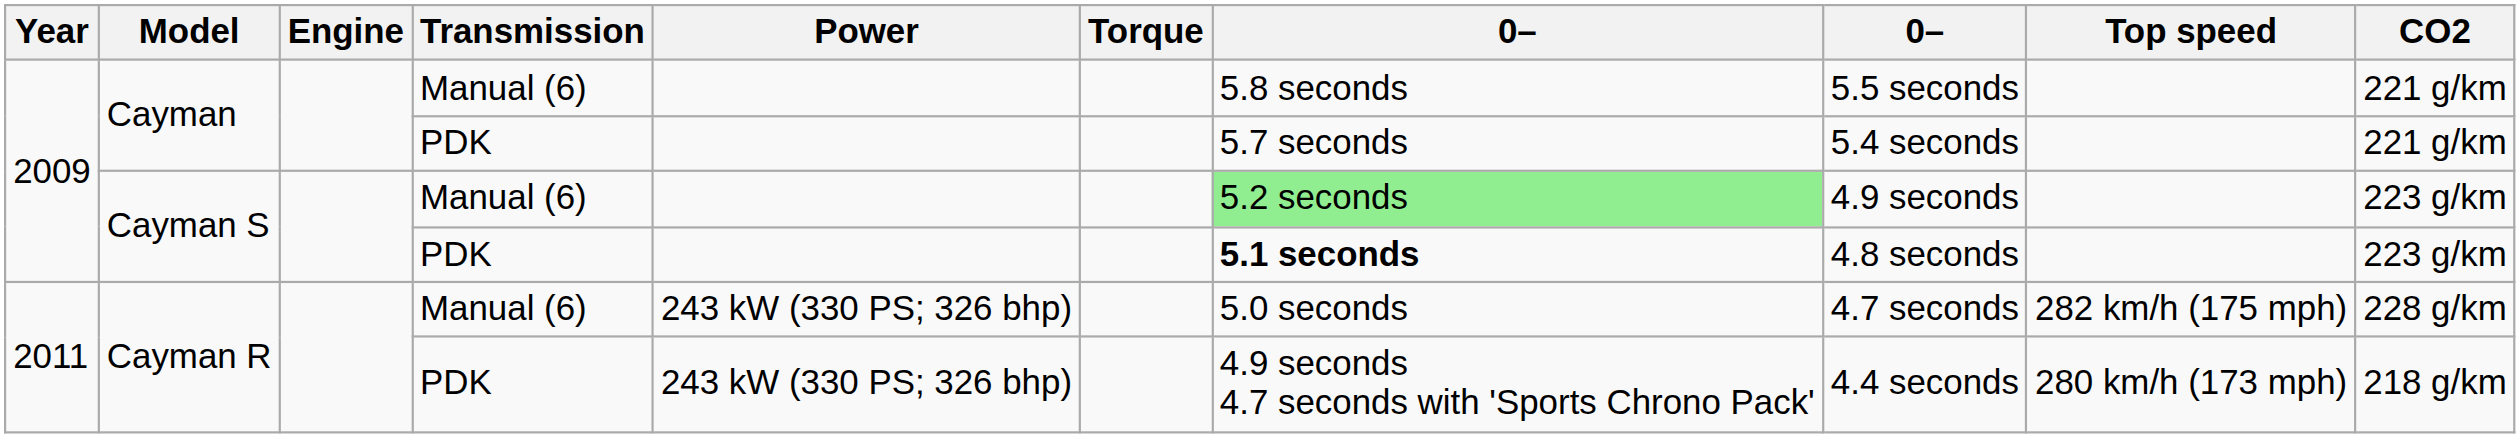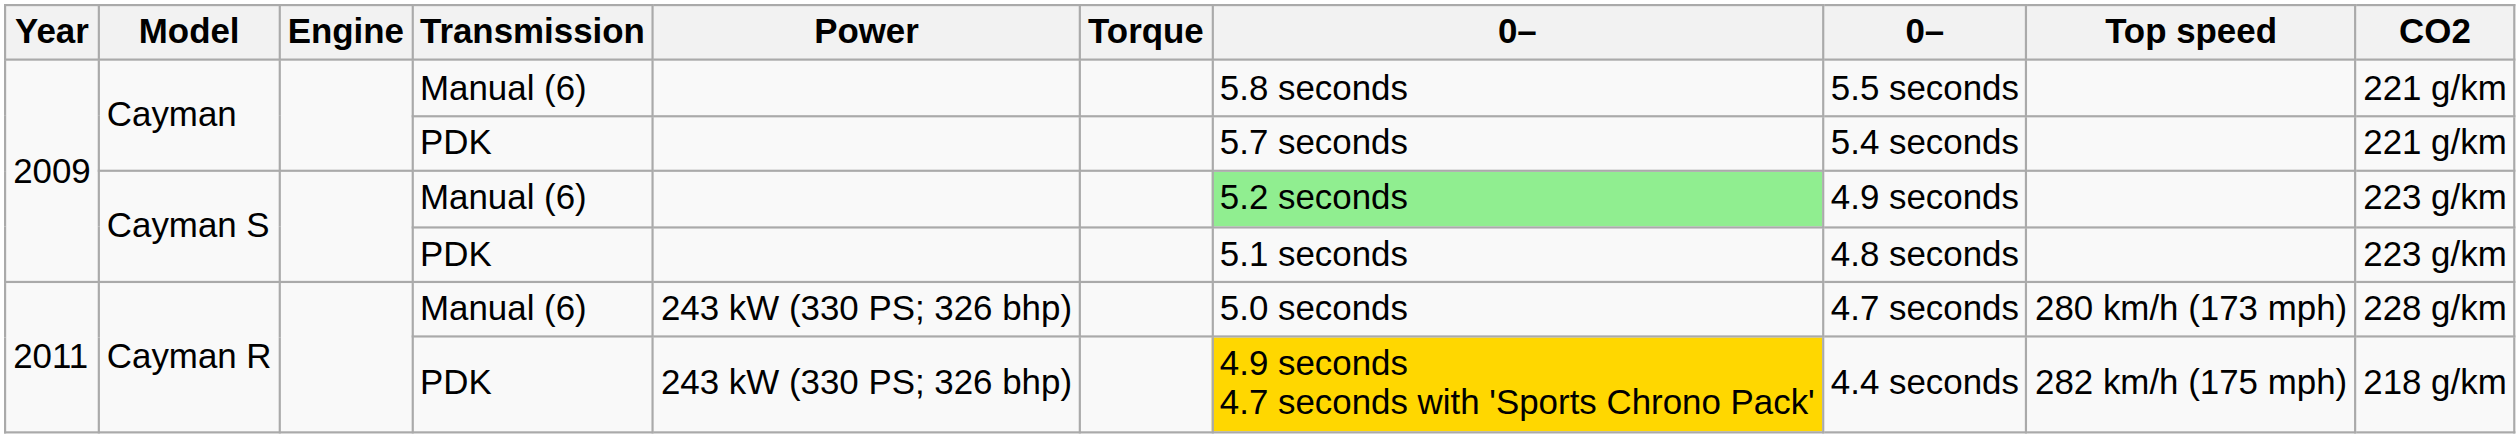(1320, 253) bold -> (1314, 253) normal
(2191, 308) 282 km/h (175 mph) -> (2191, 308) 280 km/h (173 mph)
(1517, 383) no background -> (1517, 383) gold background
(2191, 383) 280 km/h (173 mph) -> (2191, 383) 282 km/h (175 mph)
